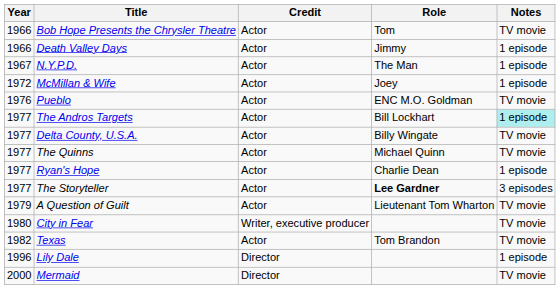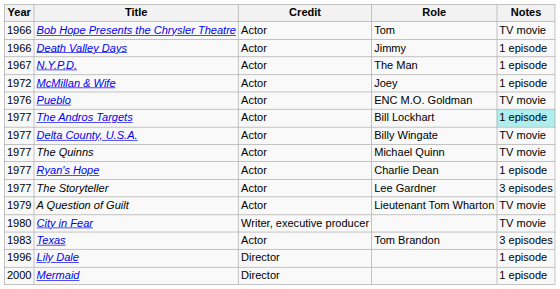(407, 188) bold -> (405, 188) normal
(19, 240) 1982 -> (19, 240) 1983
(523, 240) TV movie -> (526, 240) 3 episodes
(523, 275) TV movie -> (523, 275) 1 episode
